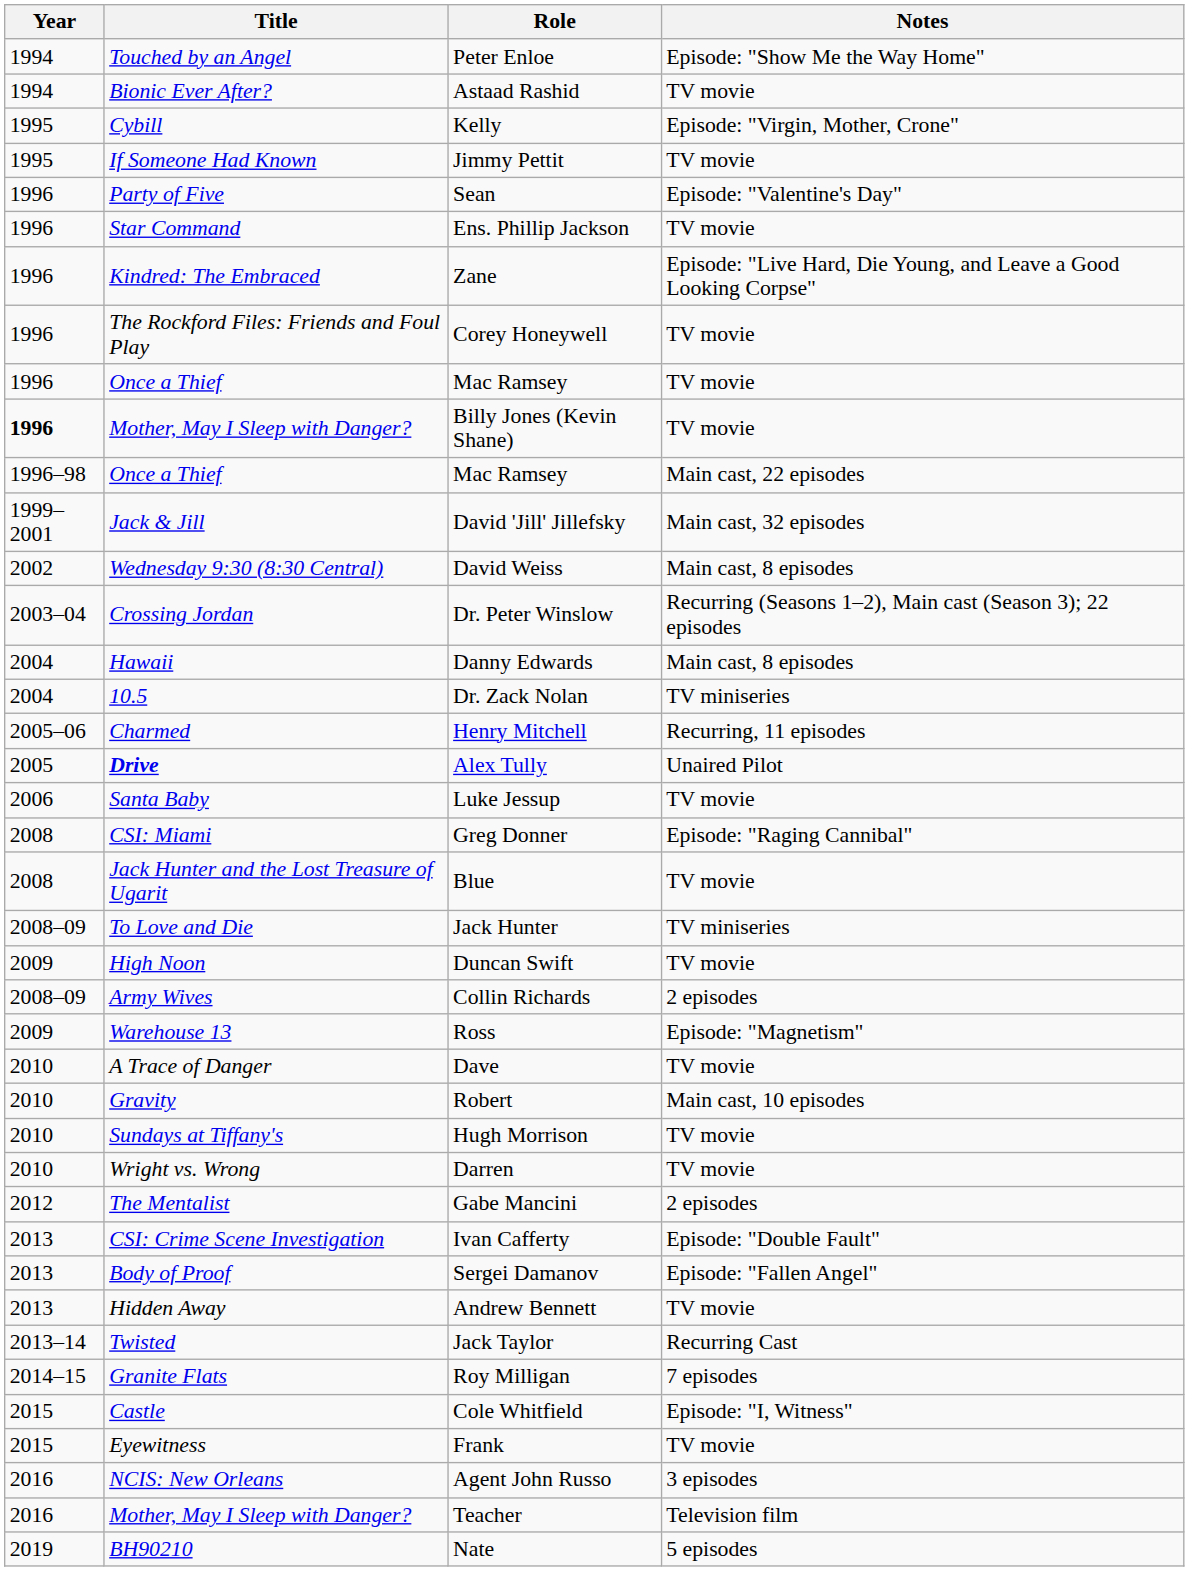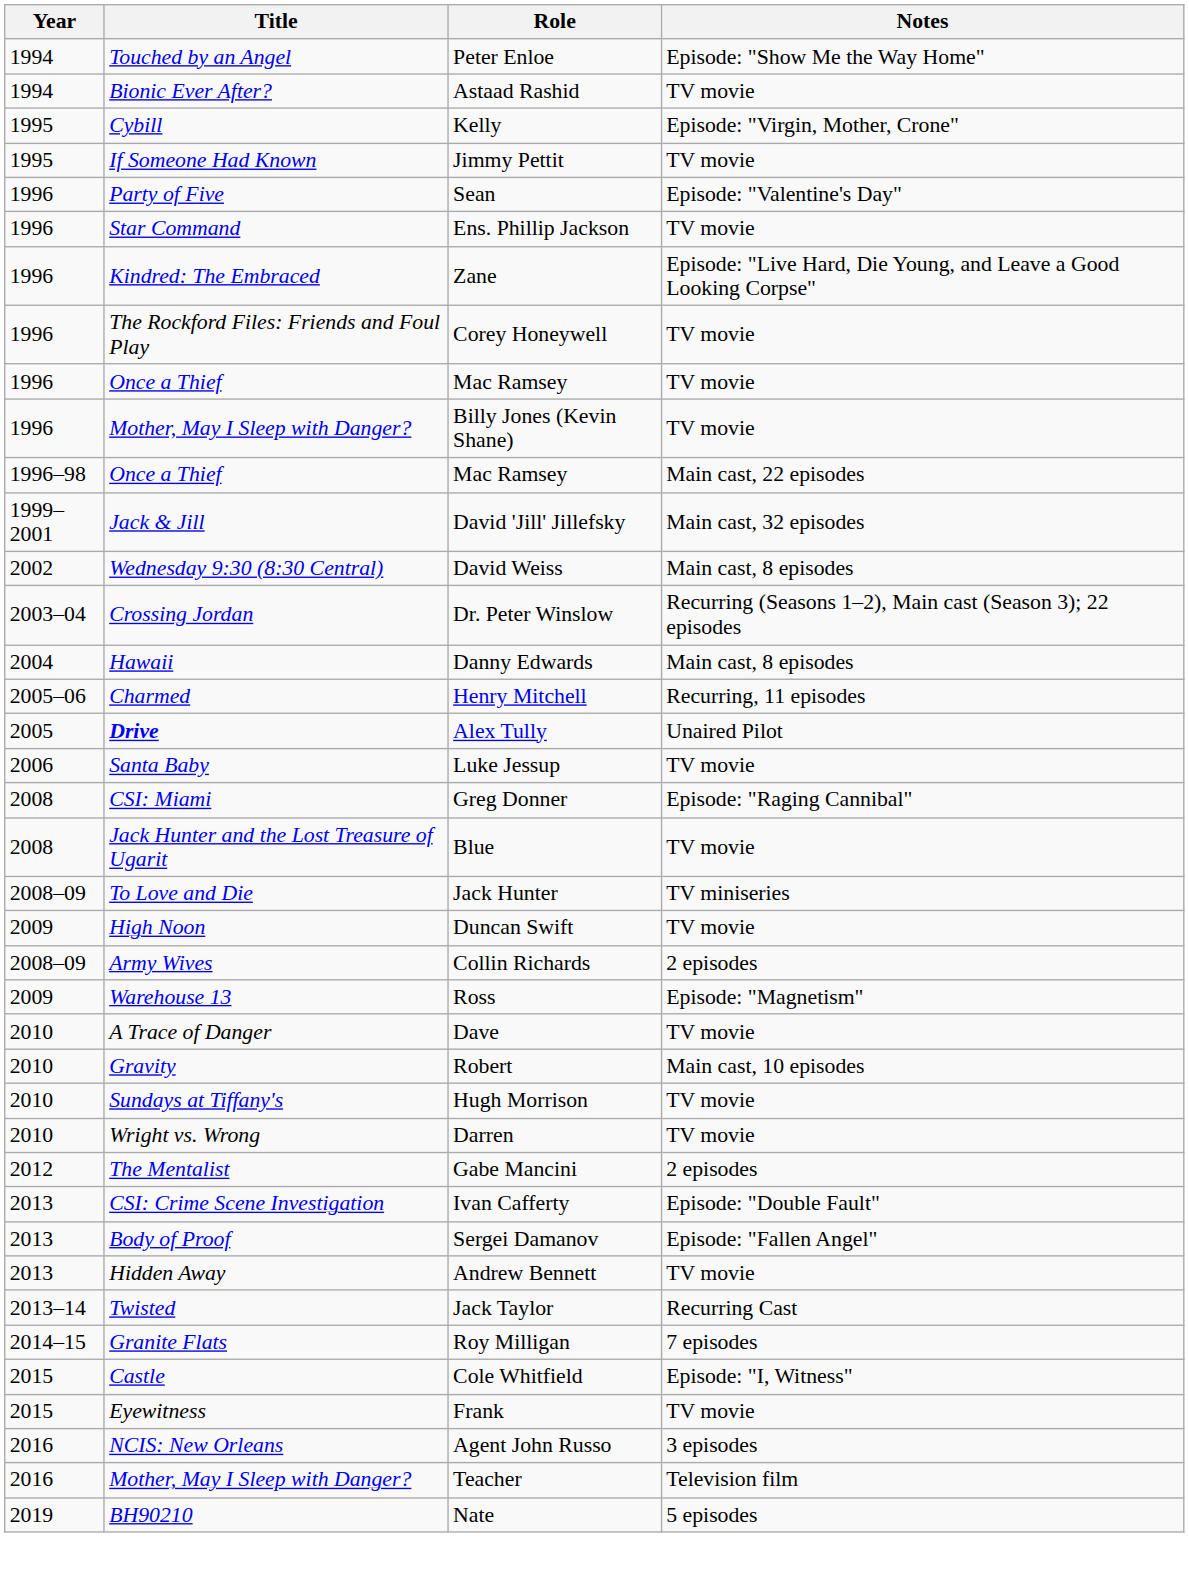(31, 428) bold -> (31, 428) normal
- row: (520, 696)
